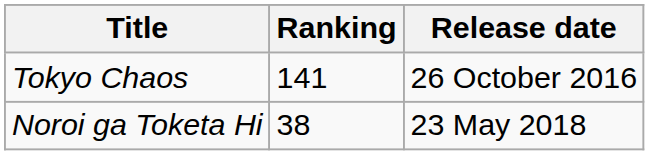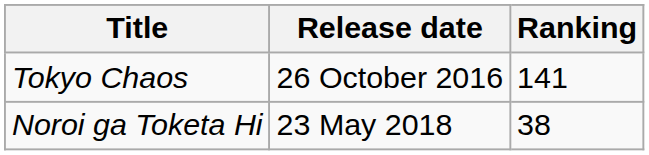columns swapped: (524, 28) <-> (337, 28)
